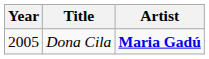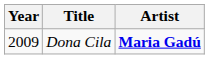(24, 41) 2005 -> (24, 41) 2009
